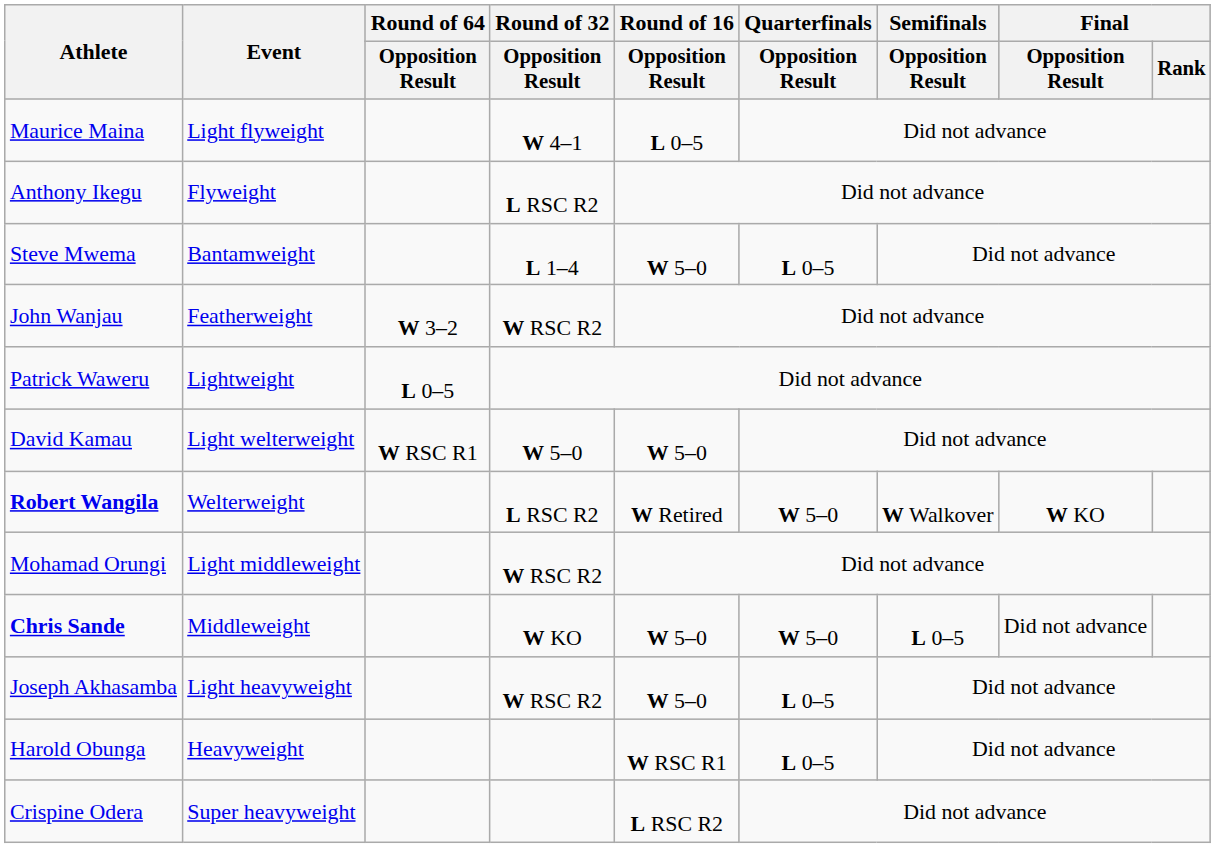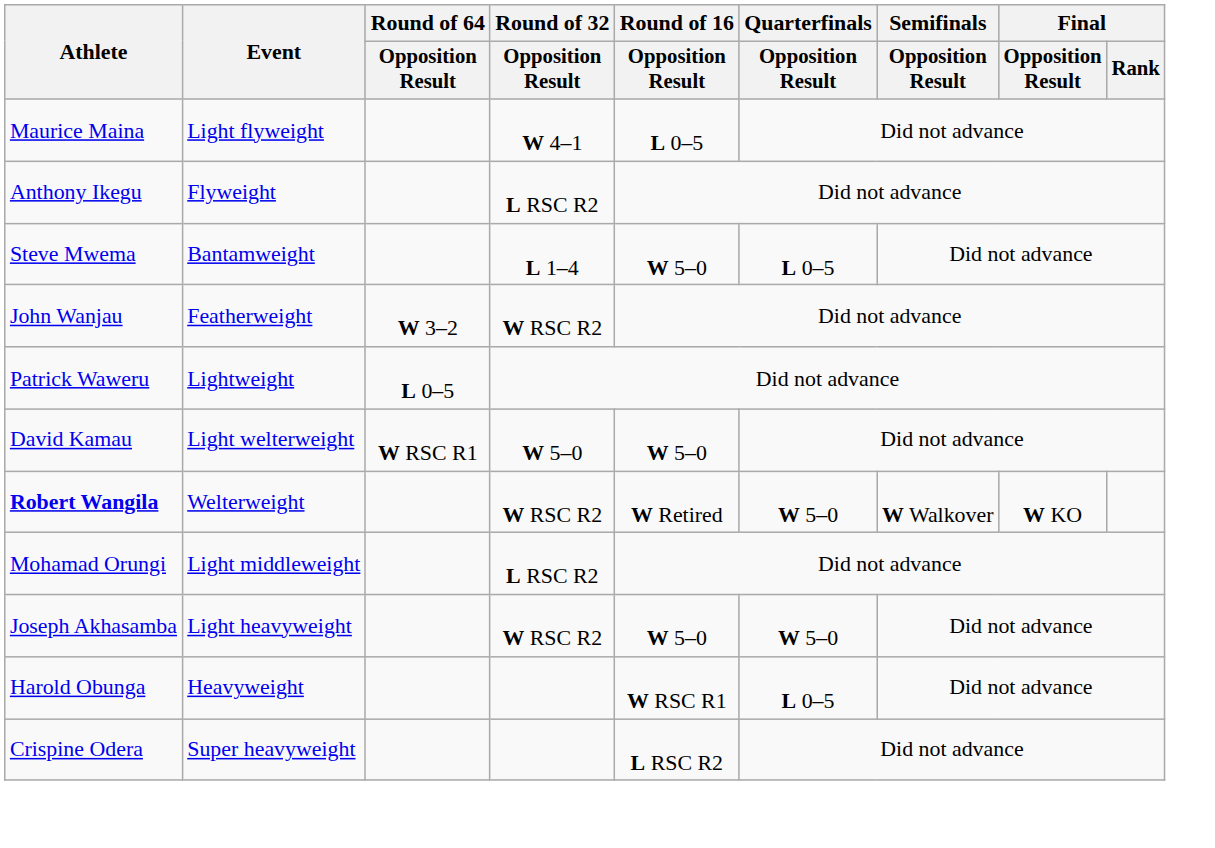(552, 514) L RSC R2 -> (552, 514) W RSC R2
(552, 576) W RSC R2 -> (552, 576) L RSC R2
- row: (67, 625)
(808, 700) L 0–5 -> (808, 638) W 5–0
